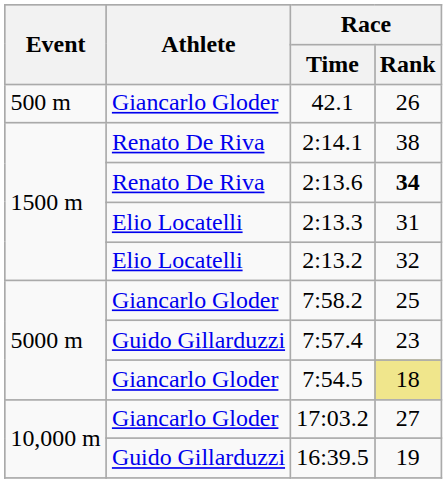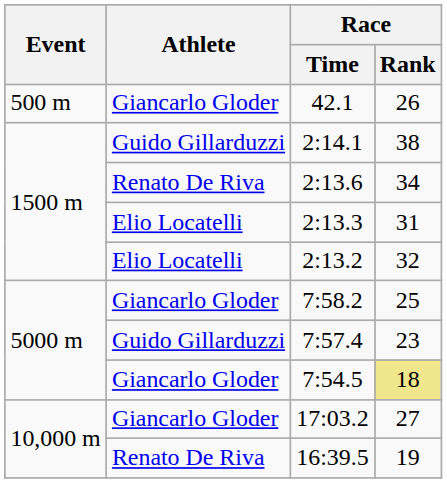(188, 142) Renato De Riva -> (198, 142) Guido Gillarduzzi
(408, 182) bold -> (408, 182) normal
(198, 458) Guido Gillarduzzi -> (188, 458) Renato De Riva
